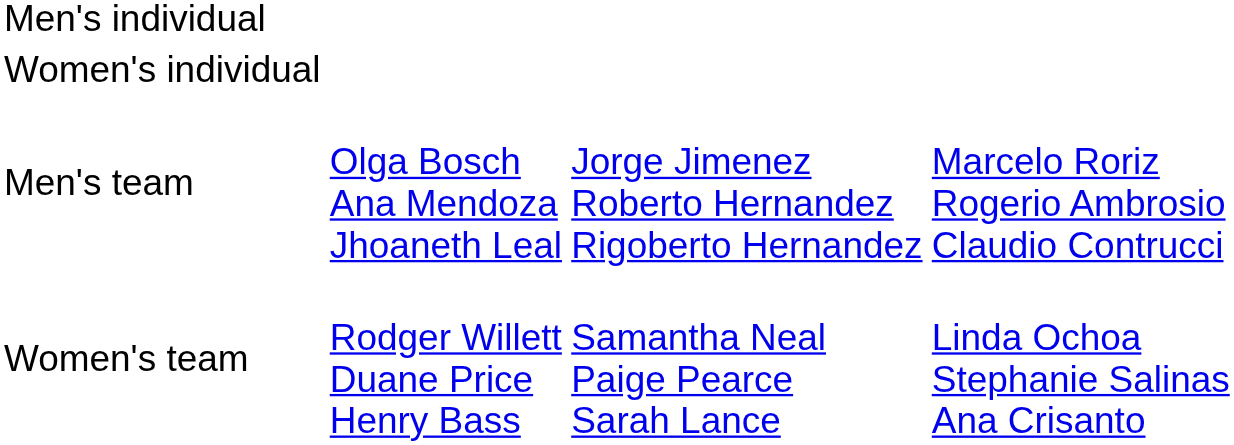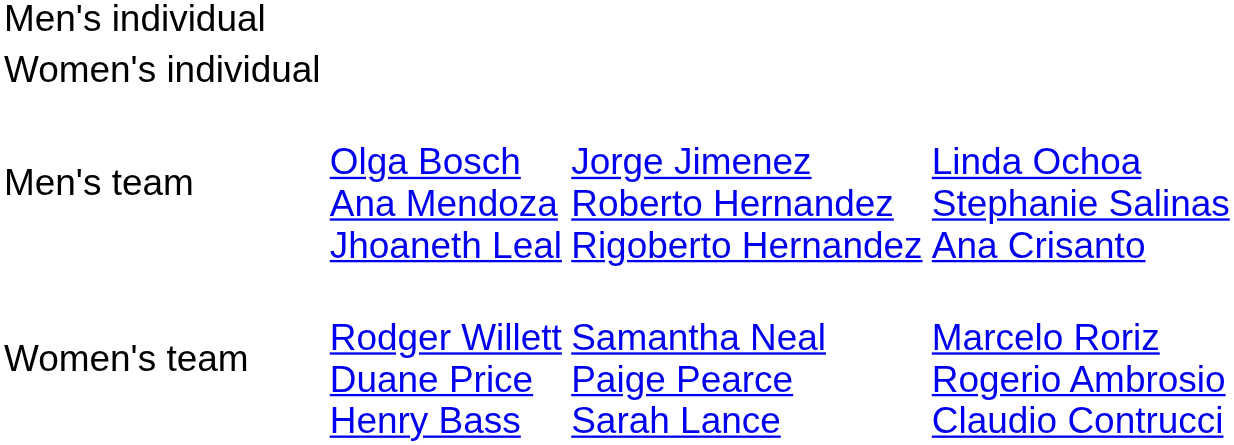(1079, 203) Marcelo Roriz Rogerio Ambrosio Claudio Contrucci -> (1081, 203) Linda Ochoa Stephanie Salinas Ana Crisanto
(1081, 379) Linda Ochoa Stephanie Salinas Ana Crisanto -> (1079, 379) Marcelo Roriz Rogerio Ambrosio Claudio Contrucci
